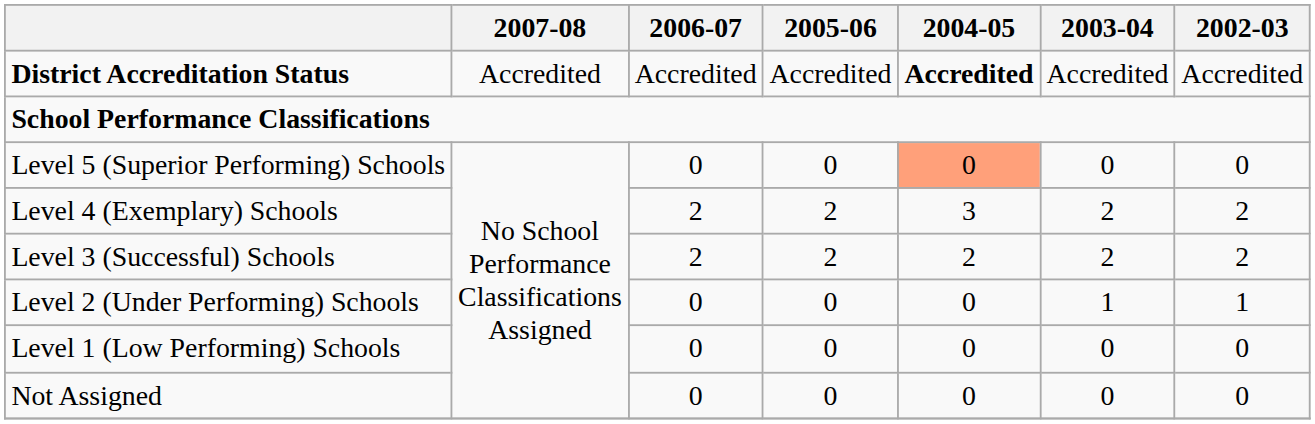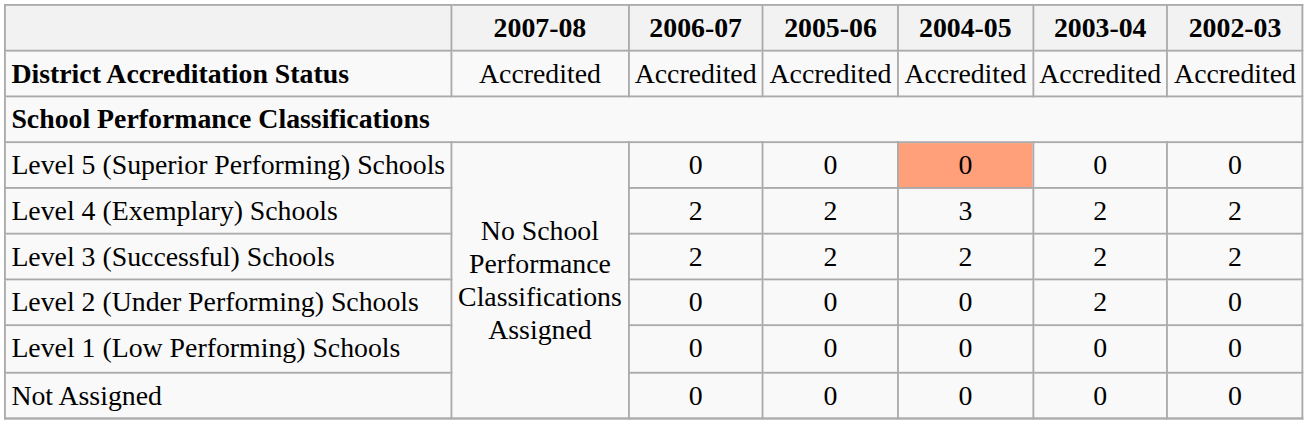(969, 73) bold -> (965, 73) normal
(1107, 302) 1 -> (1100, 302) 2
(1242, 302) 1 -> (1235, 302) 0
